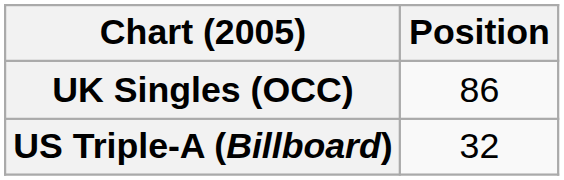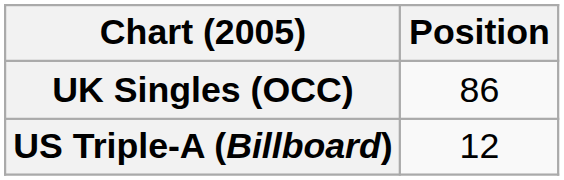(479, 145) 32 -> (479, 145) 12
